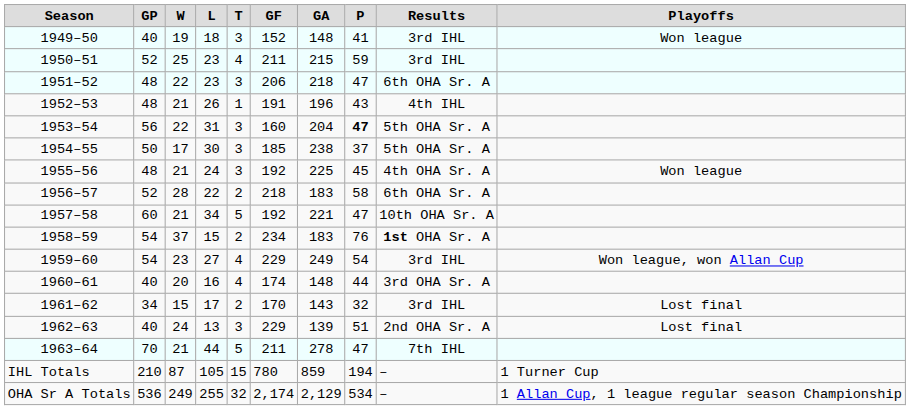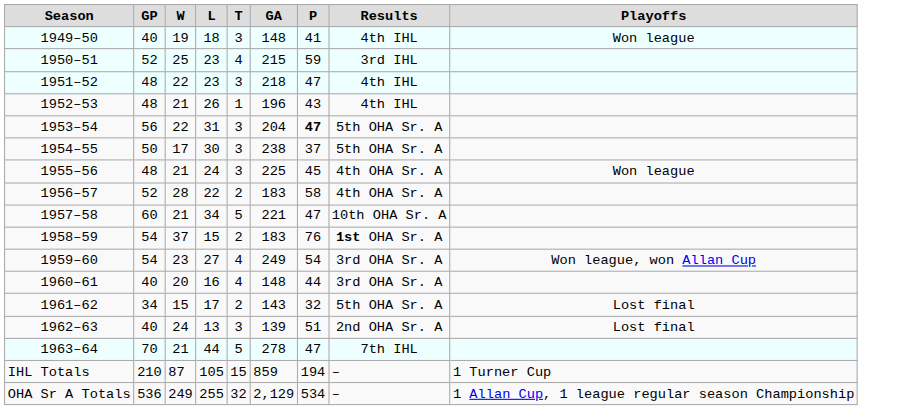- column: (274, 16)
(437, 38) 3rd IHL -> (389, 38) 4th IHL
(437, 82) 6th OHA Sr. A -> (389, 82) 4th IHL
(437, 194) 6th OHA Sr. A -> (389, 194) 4th OHA Sr. A
(437, 260) 3rd IHL -> (389, 260) 3rd OHA Sr. A
(437, 305) 3rd IHL -> (389, 305) 5th OHA Sr. A
